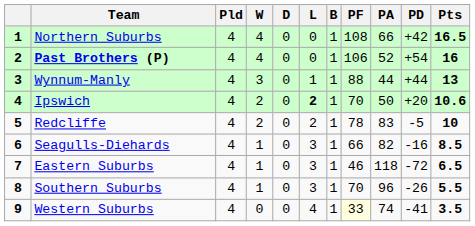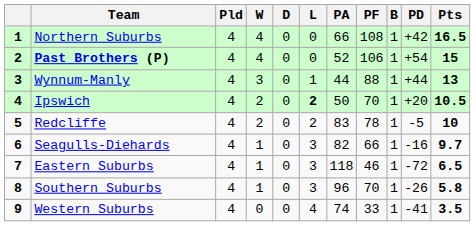columns swapped: (333, 15) <-> (386, 15)
(450, 59) 16 -> (450, 59) 15
(450, 102) 10.6 -> (450, 102) 10.5
(450, 145) 8.5 -> (450, 145) 9.7
(450, 188) 5.5 -> (450, 188) 5.8
(356, 210) lightyellow background -> (372, 210) no background
